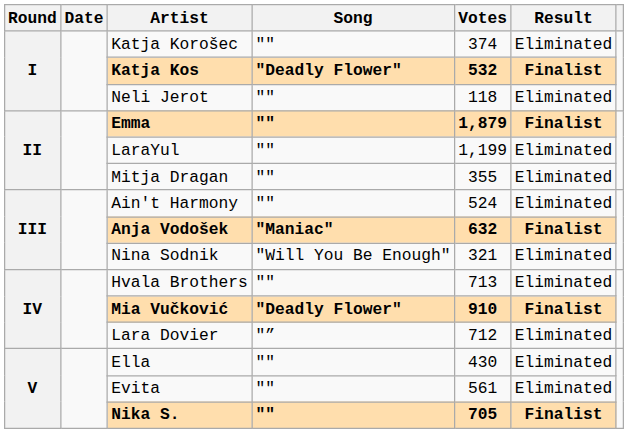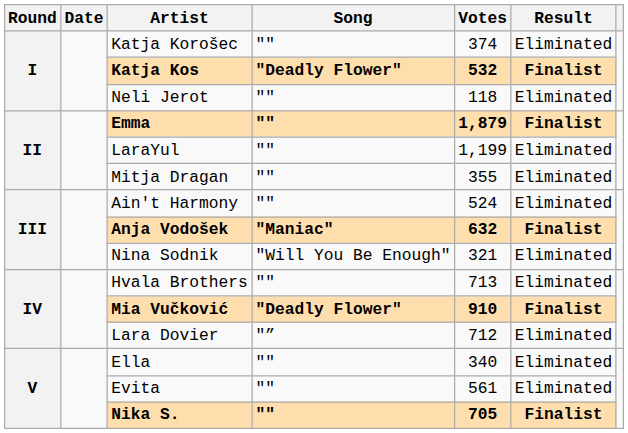(483, 362) 430 -> (483, 362) 340
